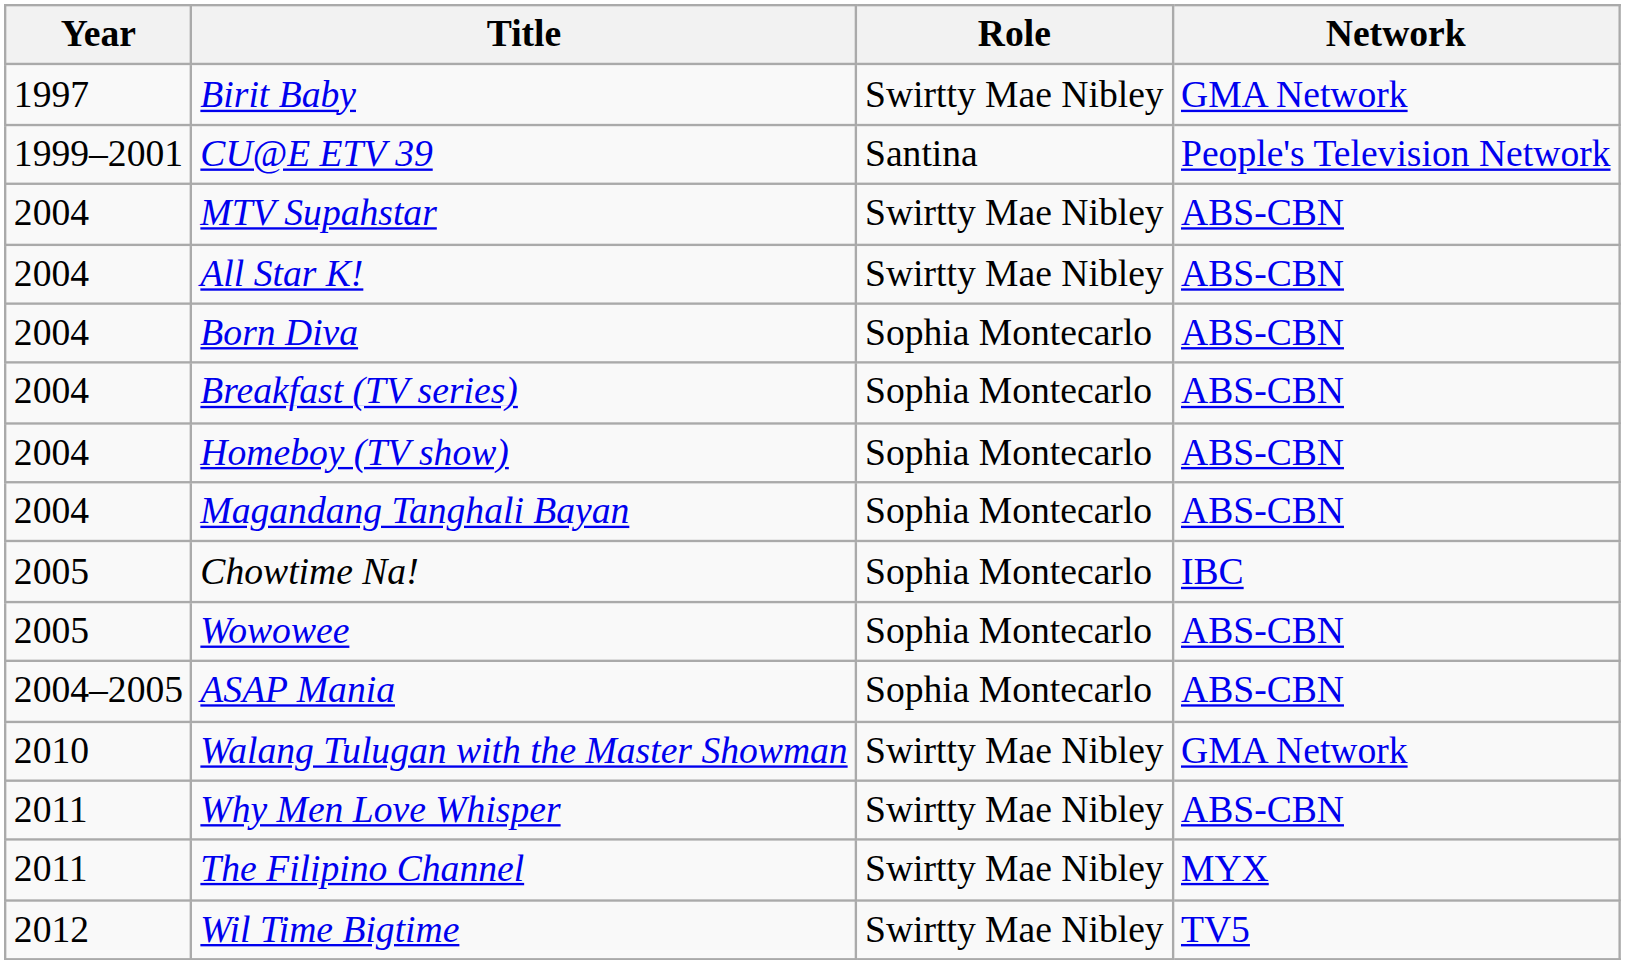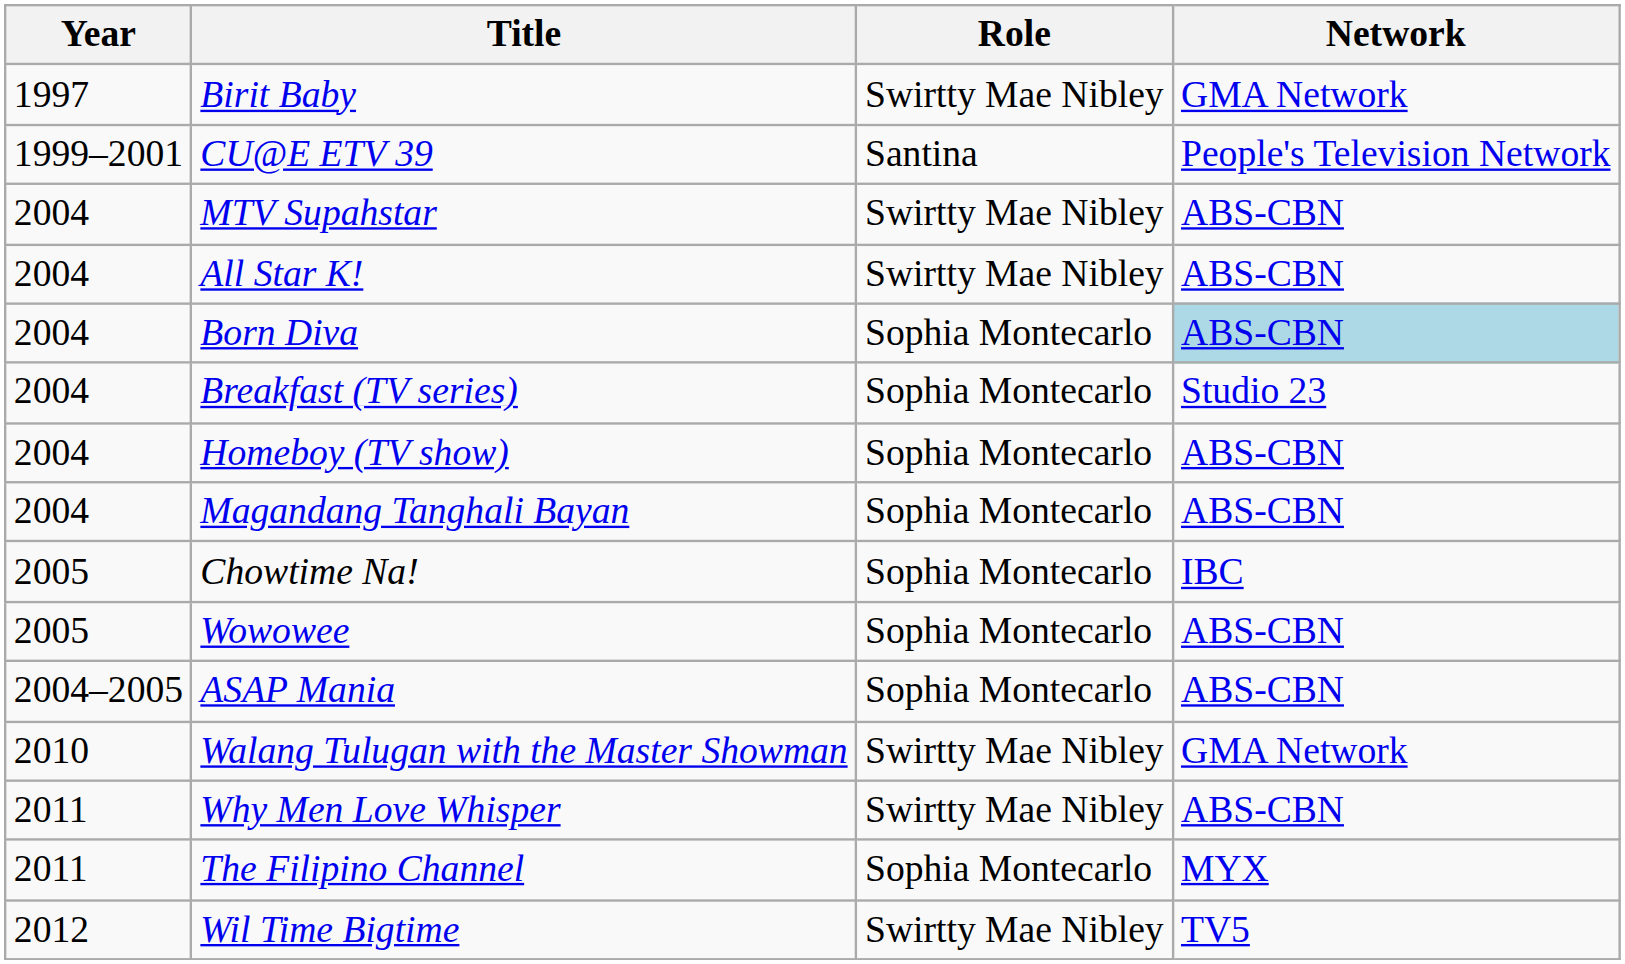(1262, 332) no background -> (1262, 332) lightblue background
(1262, 392) ABS-CBN -> (1254, 392) Studio 23
(1014, 869) Swirtty Mae Nibley -> (1009, 869) Sophia Montecarlo
